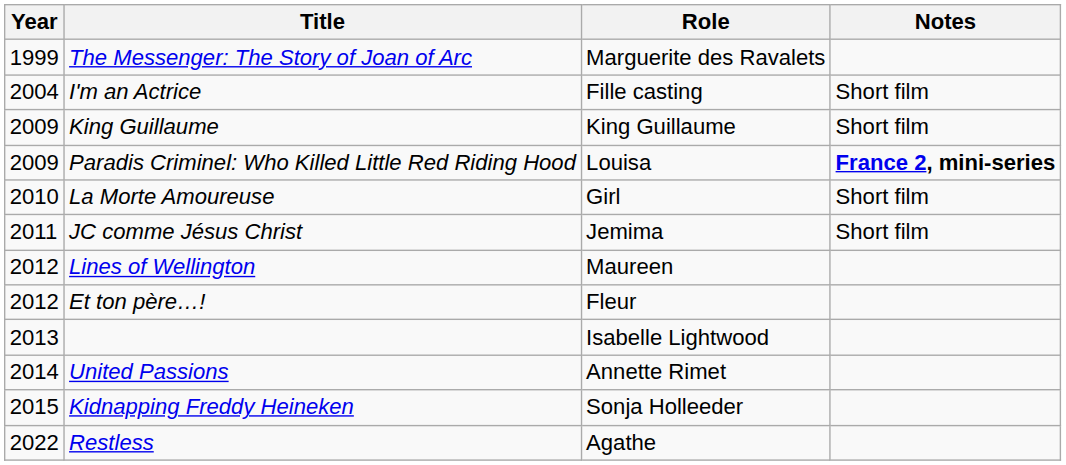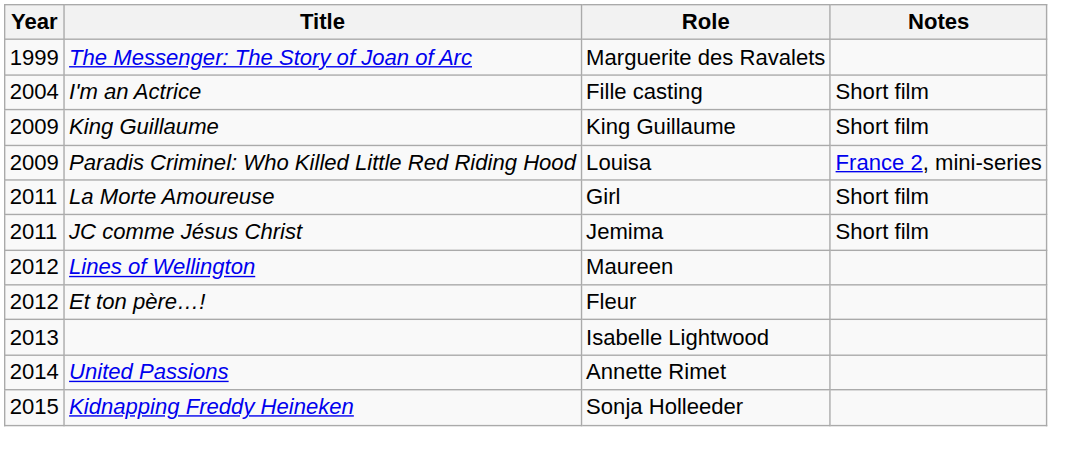(945, 162) bold -> (939, 162) normal
(34, 197) 2010 -> (34, 197) 2011
- row: (111, 442)
